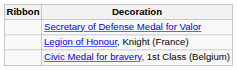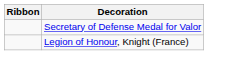- row: (137, 57)
